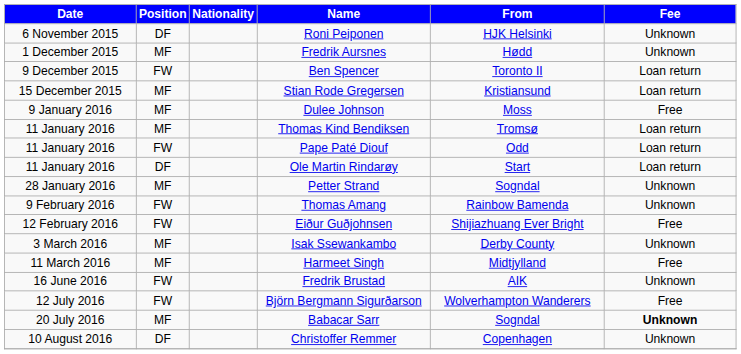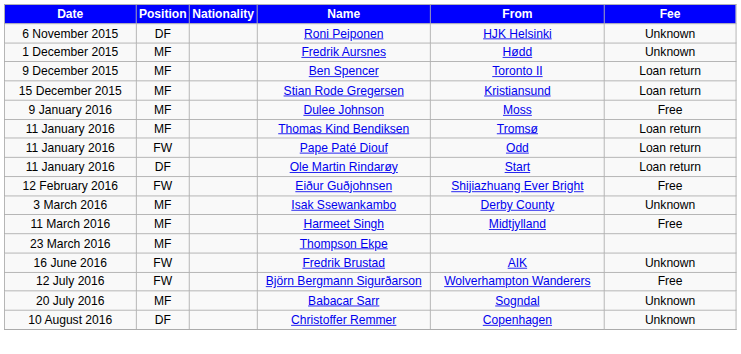(163, 72) FW -> (163, 72) MF
- row: (344, 186)
- row: (344, 205)
+ row: (344, 244)
(670, 320) bold -> (670, 301) normal
